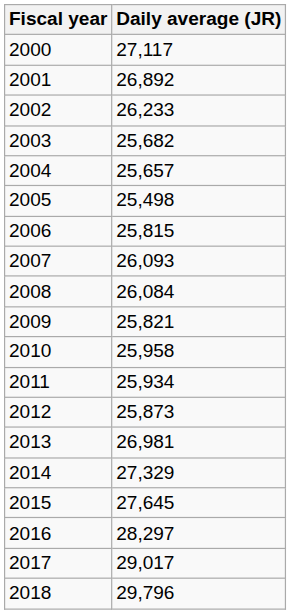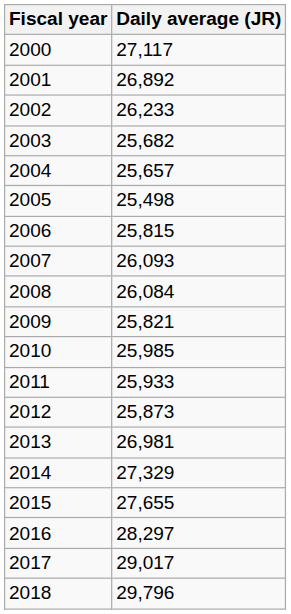(145, 351) 25,958 -> (145, 351) 25,985
(145, 381) 25,934 -> (145, 381) 25,933
(145, 502) 27,645 -> (145, 502) 27,655
